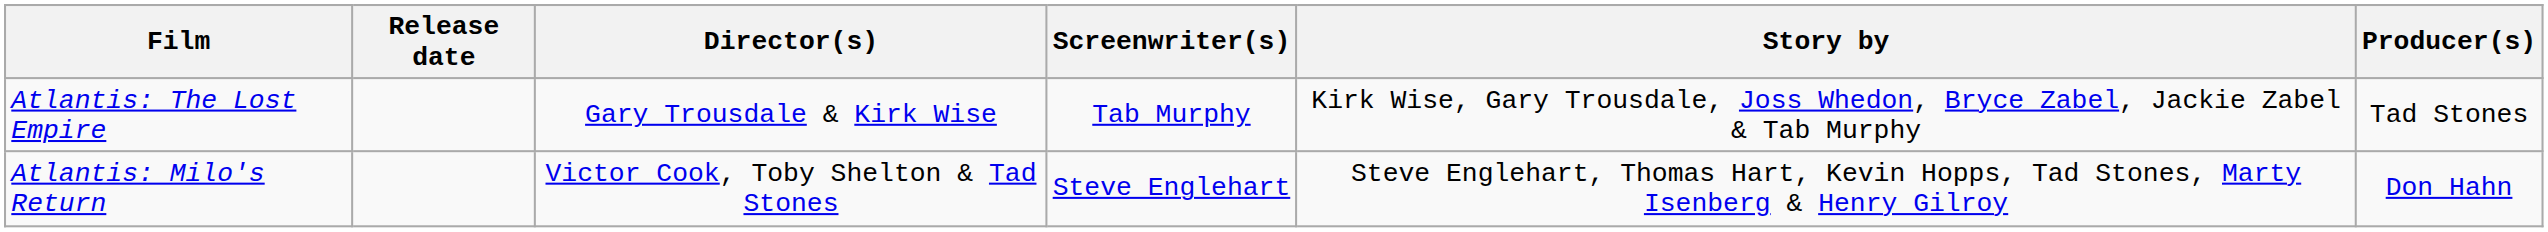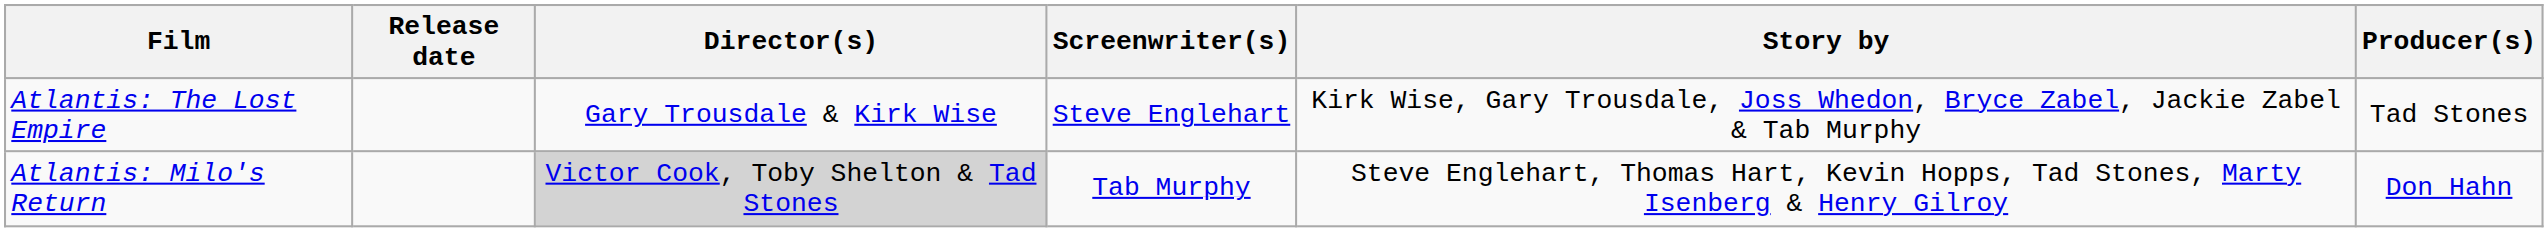(1171, 115) Tab Murphy -> (1171, 115) Steve Englehart
(791, 189) no background -> (791, 189) lightgrey background
(1171, 189) Steve Englehart -> (1171, 189) Tab Murphy
